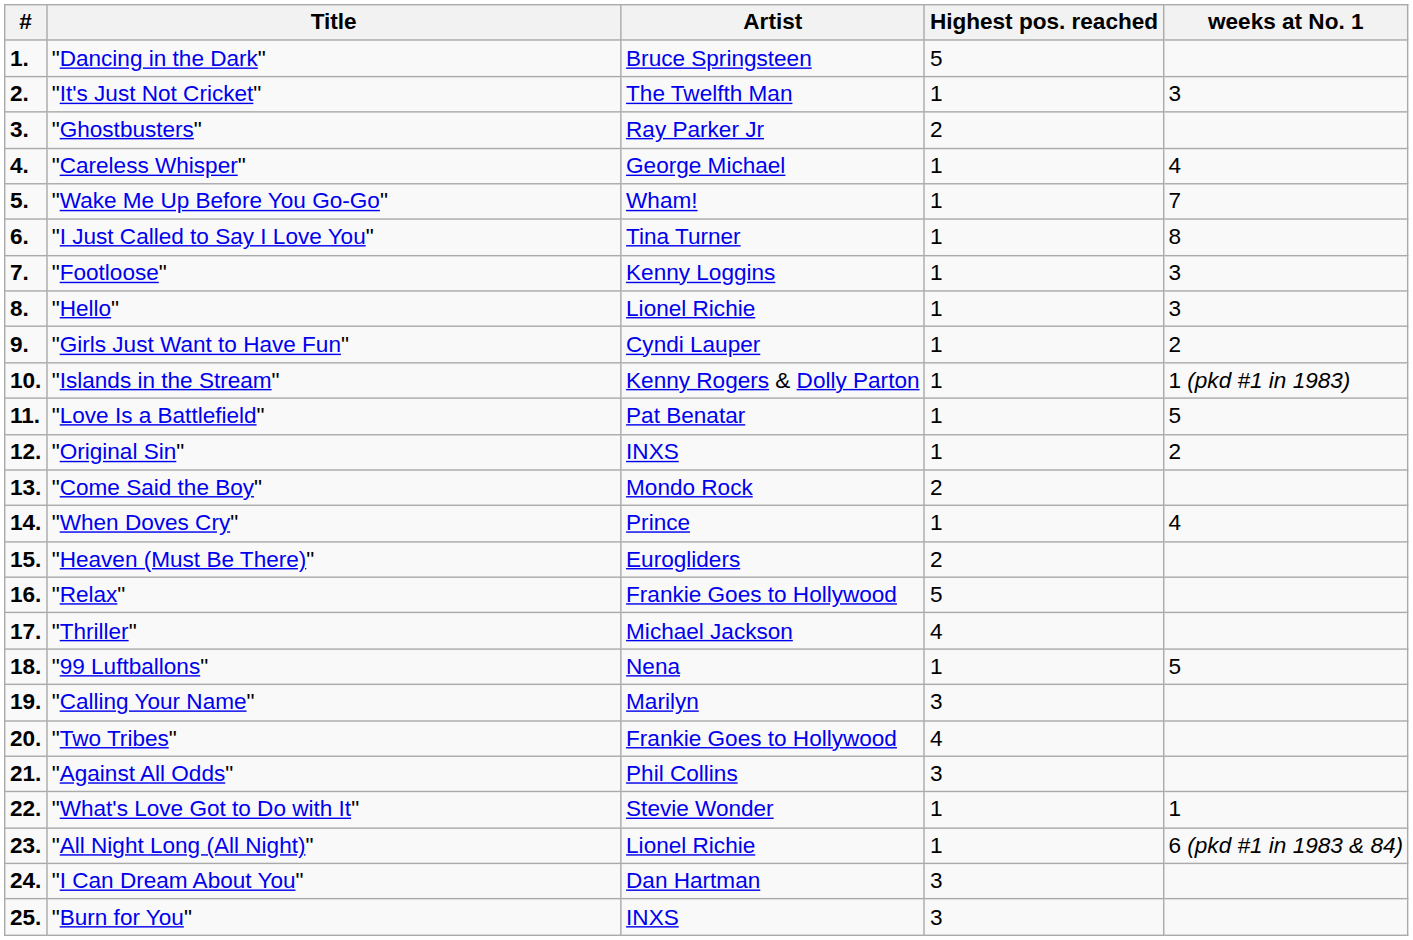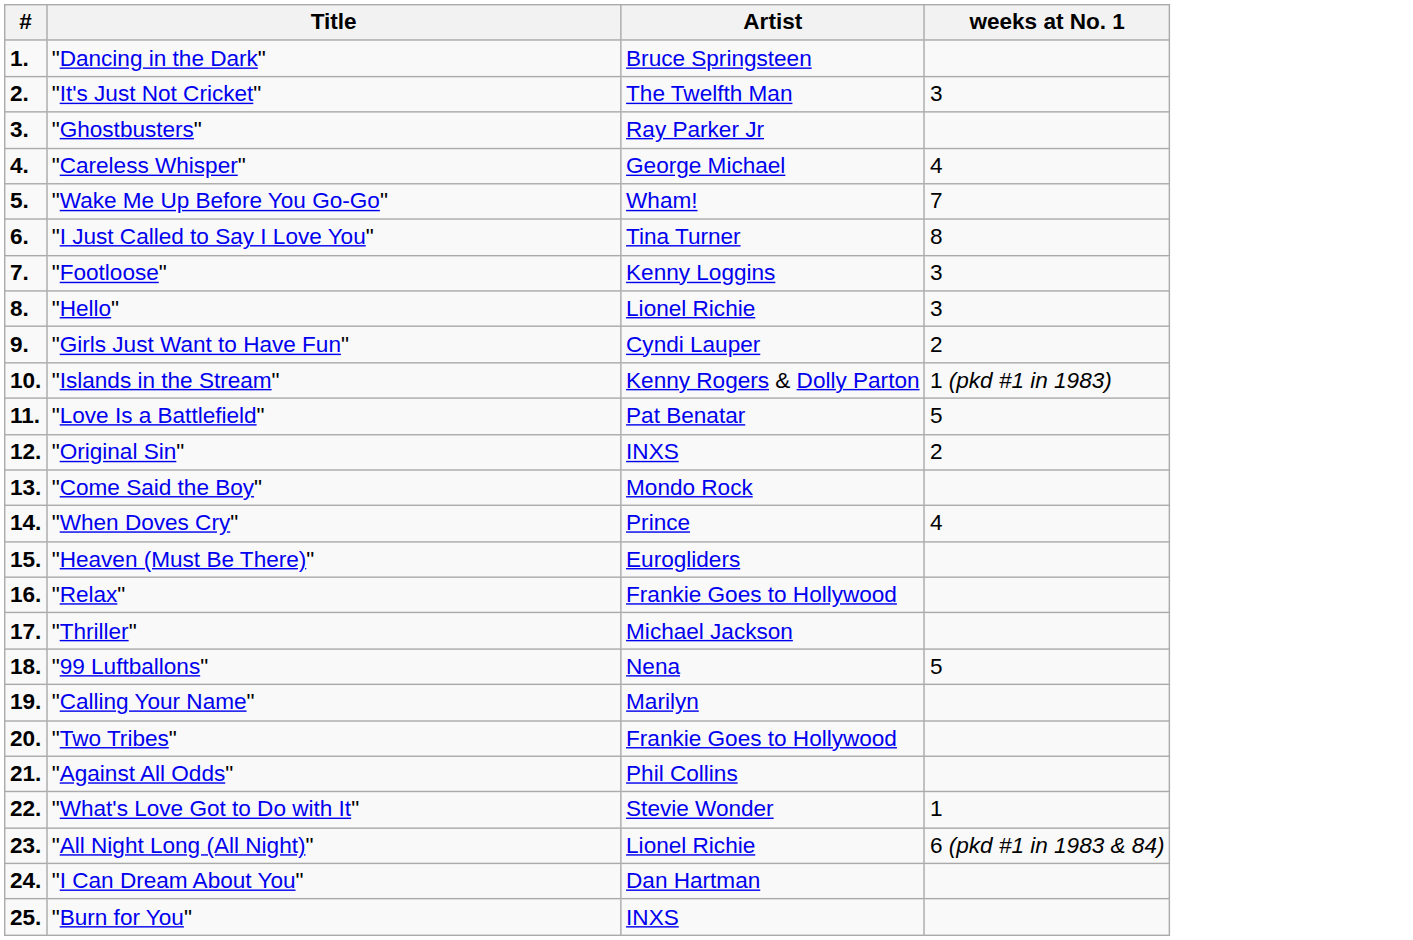- column: (1044, 22)
